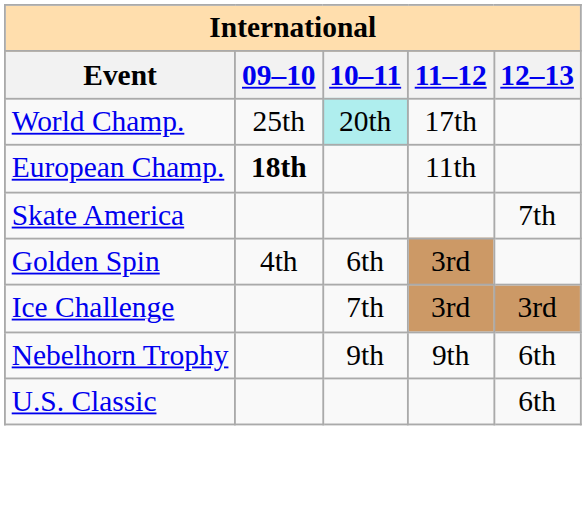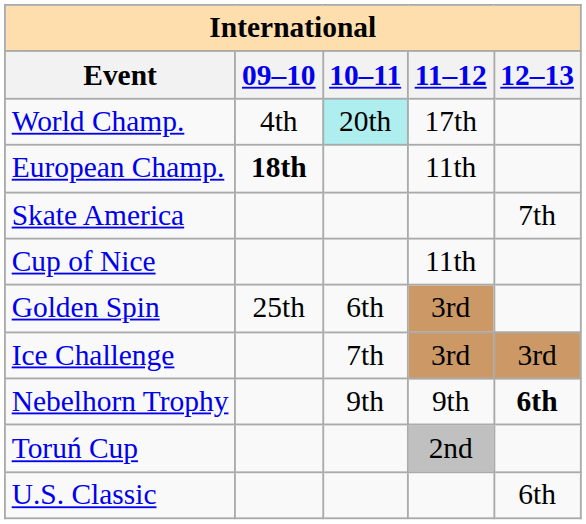(279, 121) 25th -> (279, 121) 4th
+ row: (84, 261)
(279, 261) 4th -> (279, 307) 25th
(537, 354) normal -> (537, 401) bold
+ row: (75, 448)
